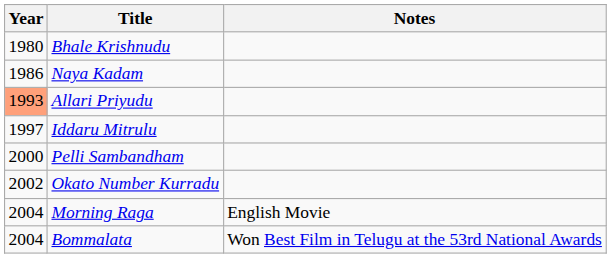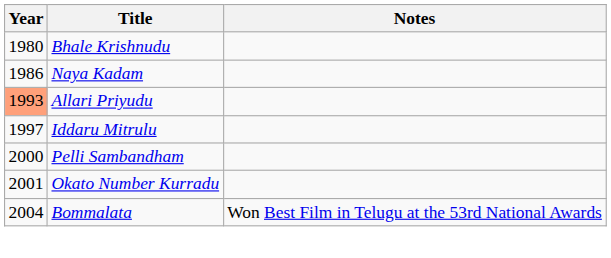(26, 184) 2002 -> (26, 184) 2001
- row: (103, 211)
